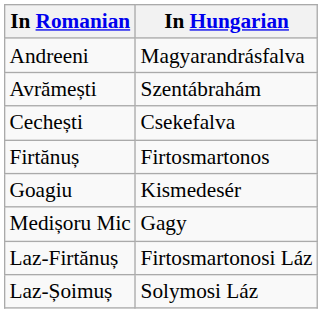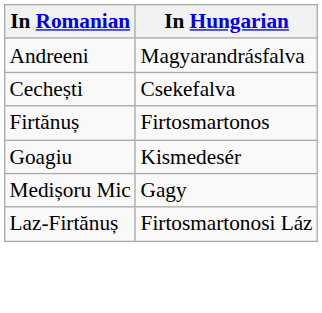- row: (53, 88)
- row: (61, 291)
